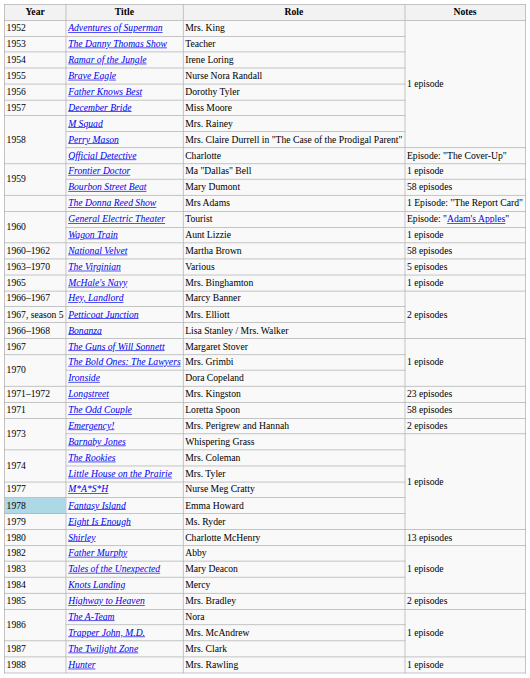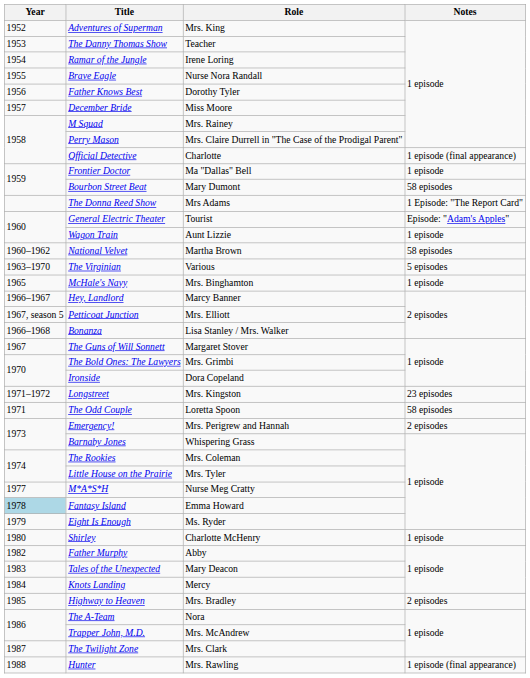(457, 156) Episode: "The Cover-Up" -> (461, 156) 1 episode (final appearance)
(430, 537) 13 episodes -> (425, 537) 1 episode
(425, 665) 1 episode -> (461, 665) 1 episode (final appearance)
